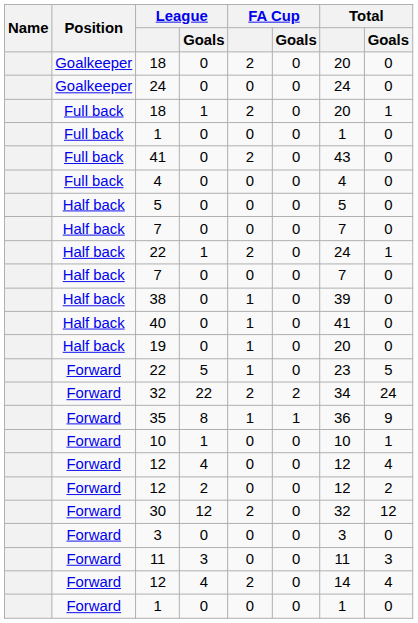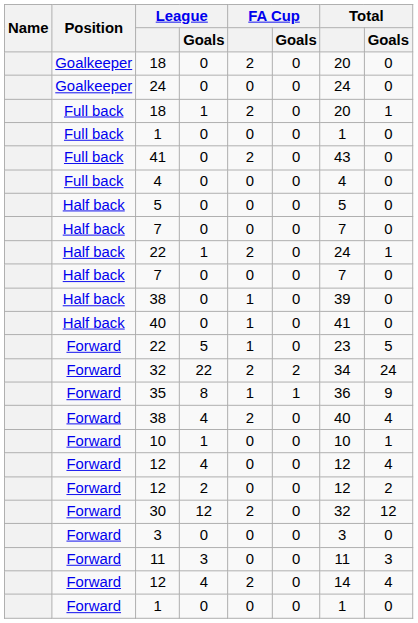- row: (158, 346)
+ row: (158, 417)
